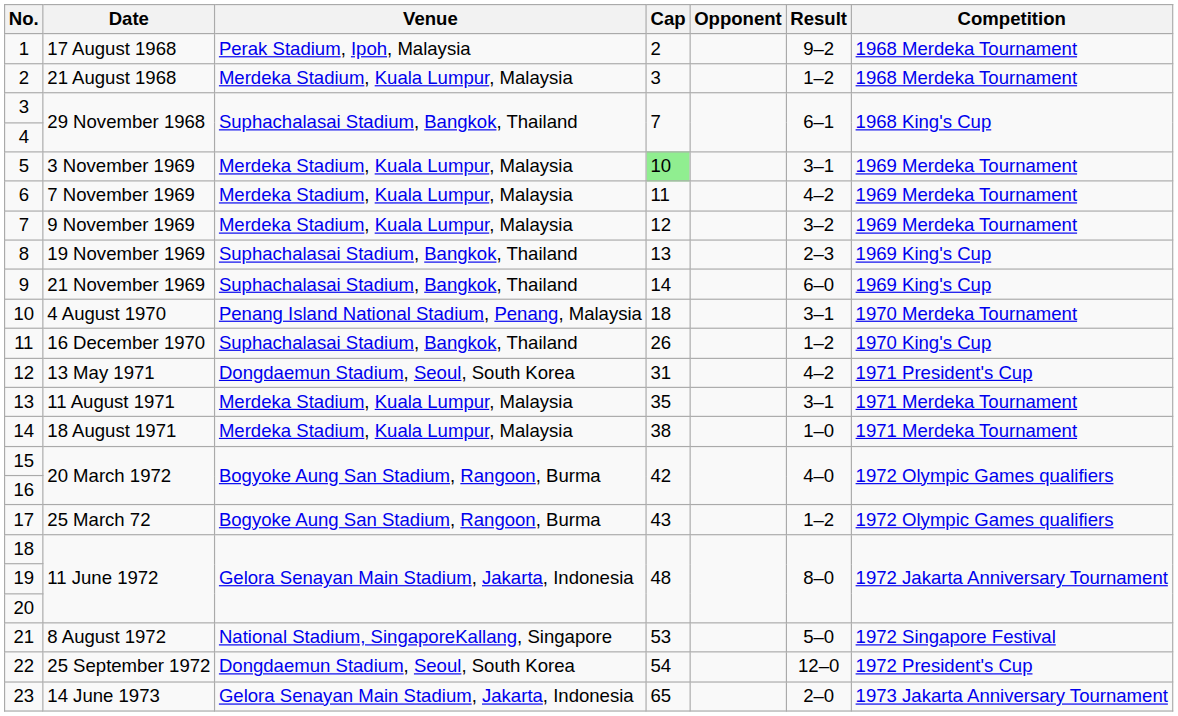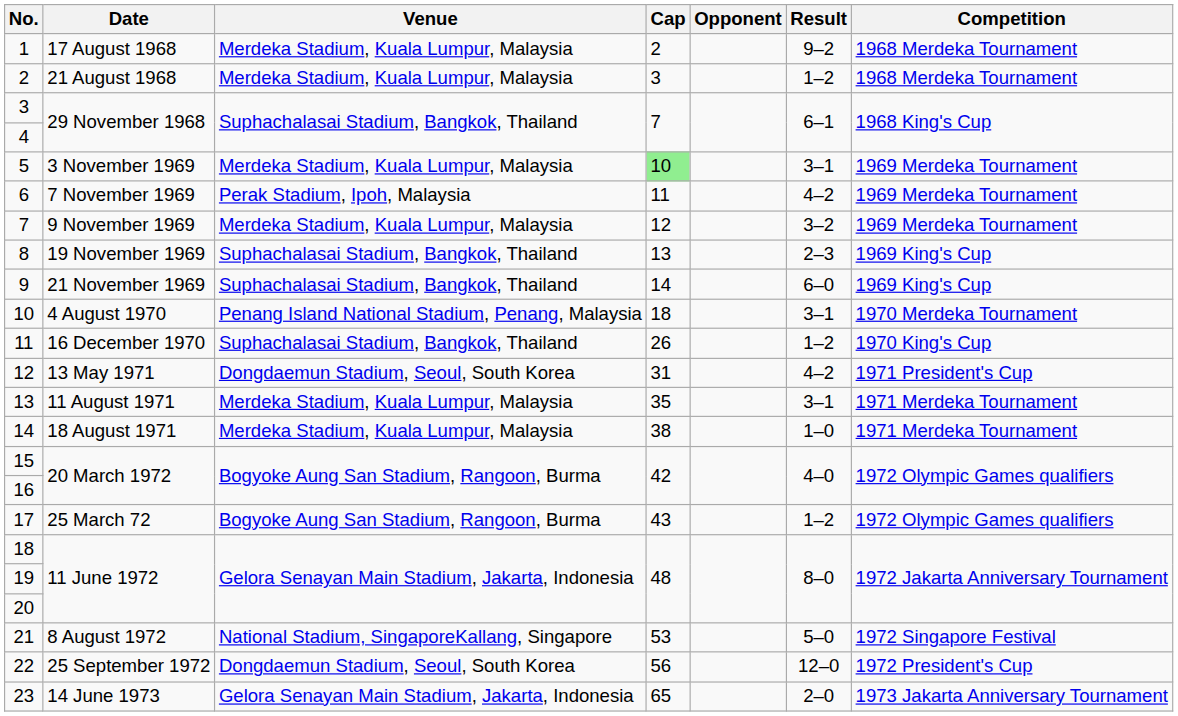(345, 48) Perak Stadium, Ipoh, Malaysia -> (396, 48) Merdeka Stadium, Kuala Lumpur, Malaysia
(396, 195) Merdeka Stadium, Kuala Lumpur, Malaysia -> (345, 195) Perak Stadium, Ipoh, Malaysia
(661, 666) 54 -> (661, 666) 56
